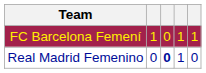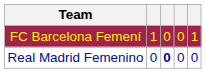(181, 36) 1 -> (181, 36) 0
(181, 57) 1 -> (181, 57) 0
